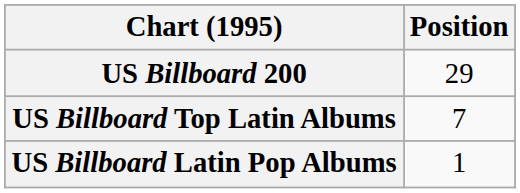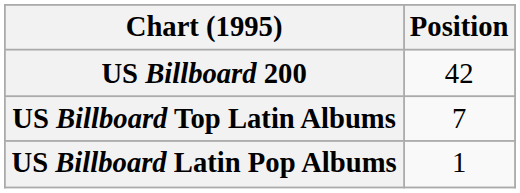(459, 72) 29 -> (459, 72) 42
